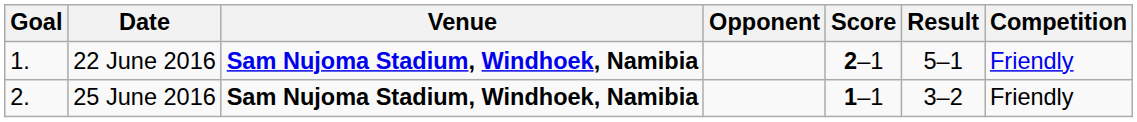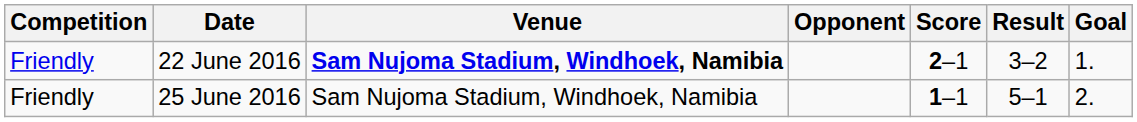columns swapped: (36, 23) <-> (1059, 23)
(943, 60) 5–1 -> (1028, 60) 3–2
(462, 97) bold -> (534, 97) normal
(943, 97) 3–2 -> (1028, 97) 5–1
